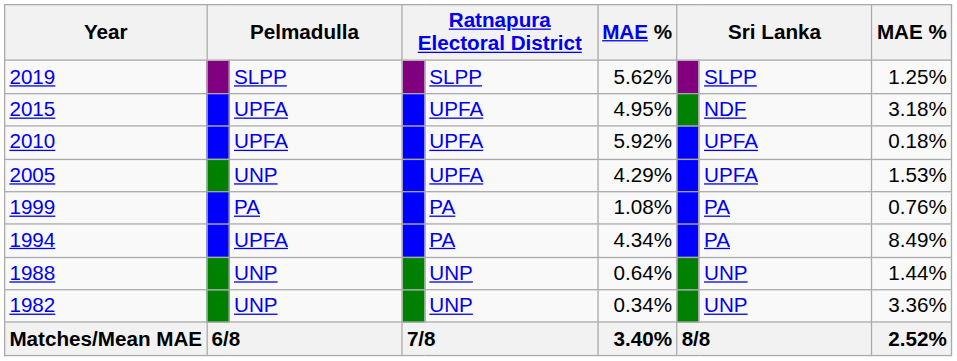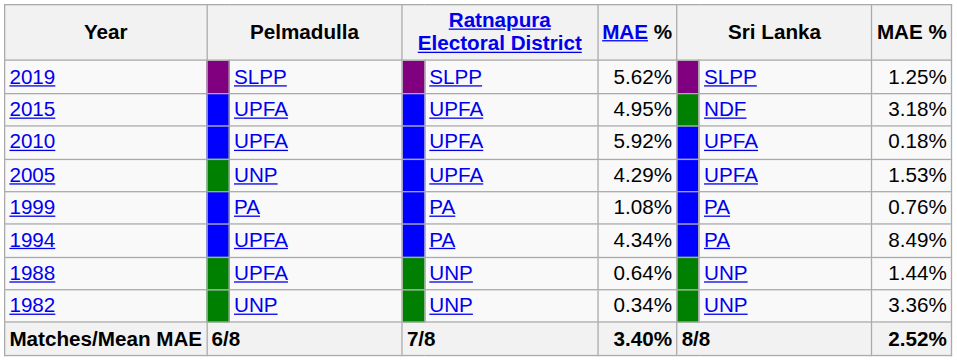(256, 273) UNP -> (261, 273) UPFA
